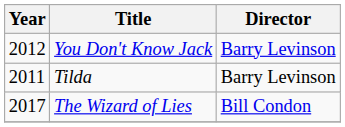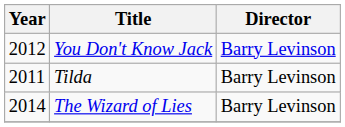(27, 106) 2017 -> (27, 106) 2014
(266, 106) Bill Condon -> (278, 106) Barry Levinson
